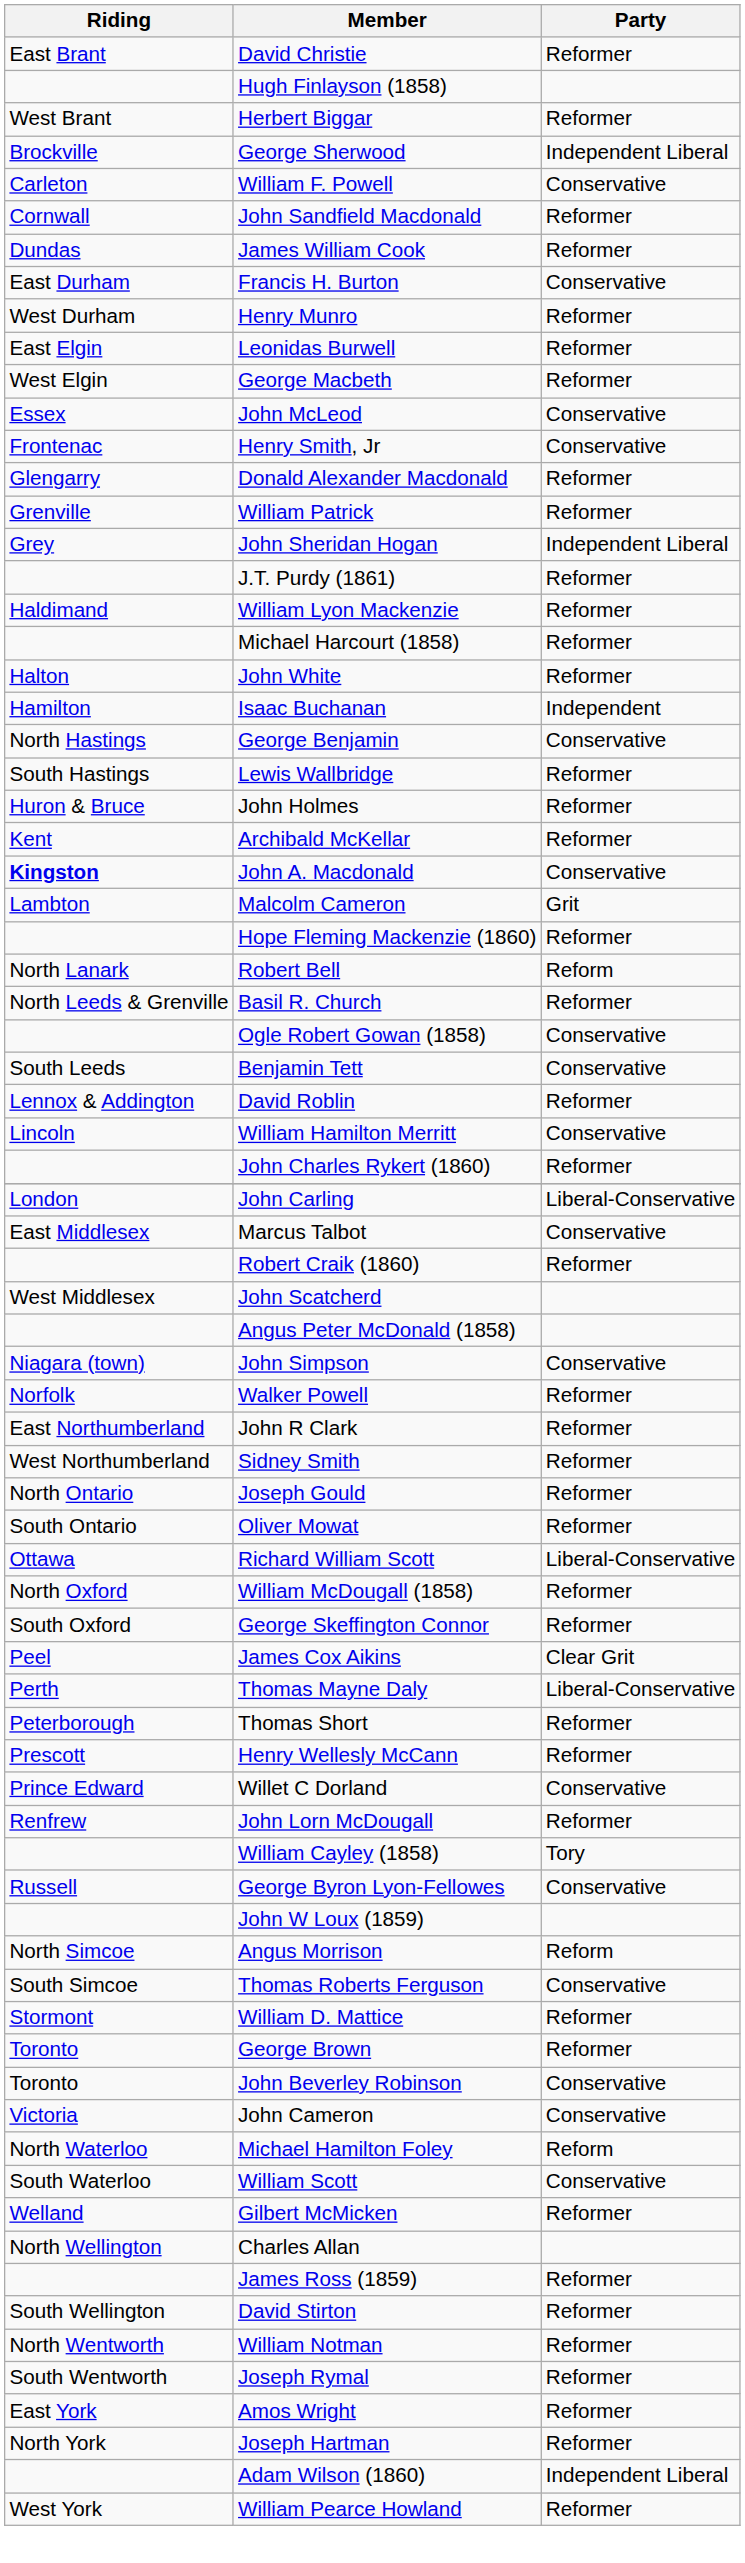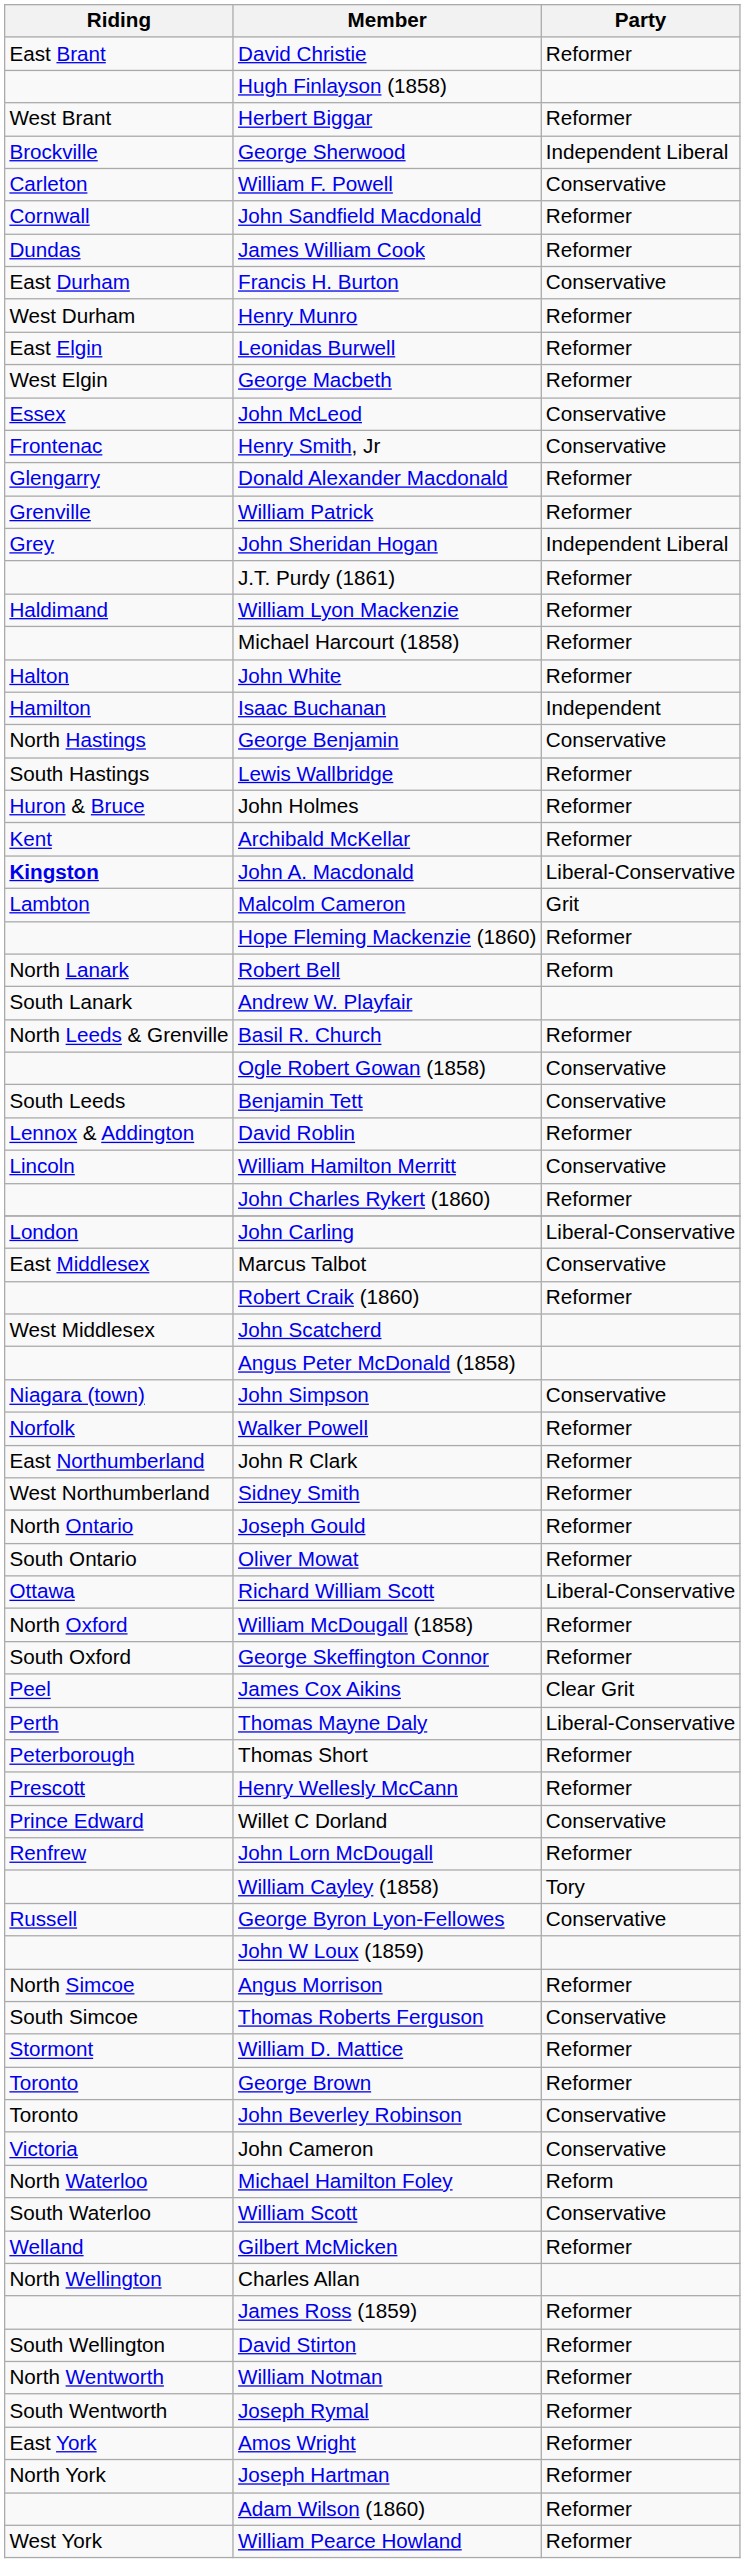(606, 871) Conservative -> (641, 871) Liberal-Conservative
+ row: (325, 1002)
(580, 1952) Reform -> (589, 1984) Reformer
(637, 2475) Independent Liberal -> (589, 2508) Reformer
